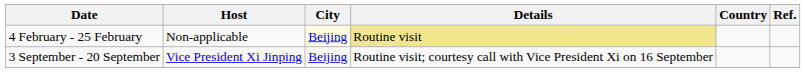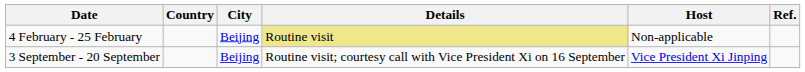columns swapped: (743, 15) <-> (234, 15)
(328, 36) lightyellow background -> (240, 36) no background
